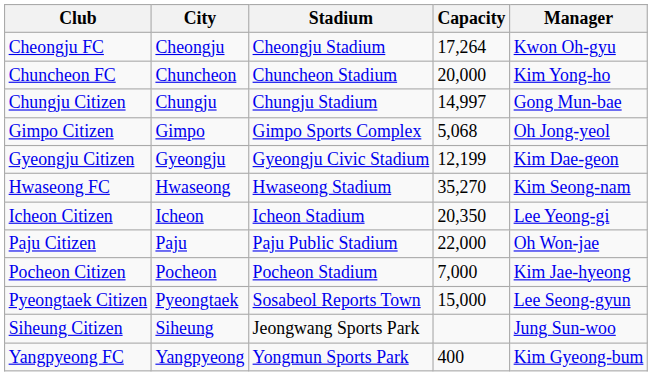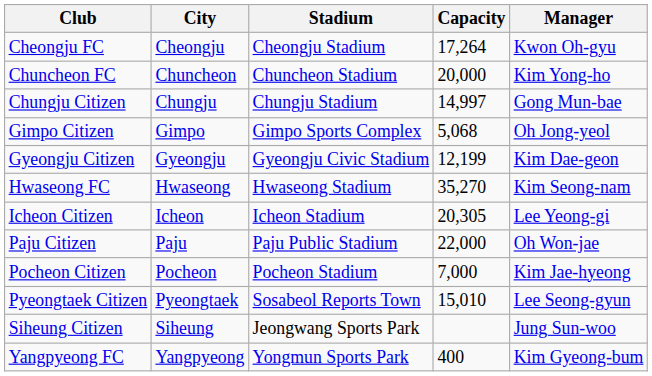(462, 215) 20,350 -> (462, 215) 20,305
(462, 300) 15,000 -> (462, 300) 15,010
